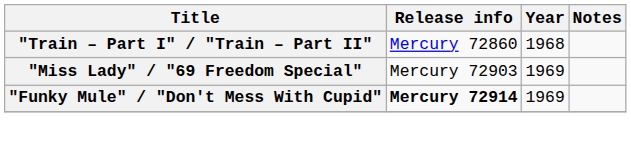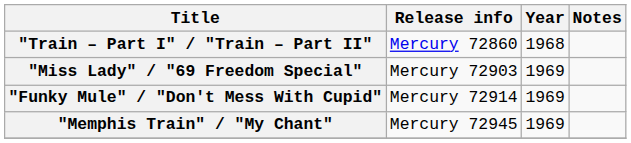(454, 98) bold -> (454, 98) normal
+ row: (195, 125)
